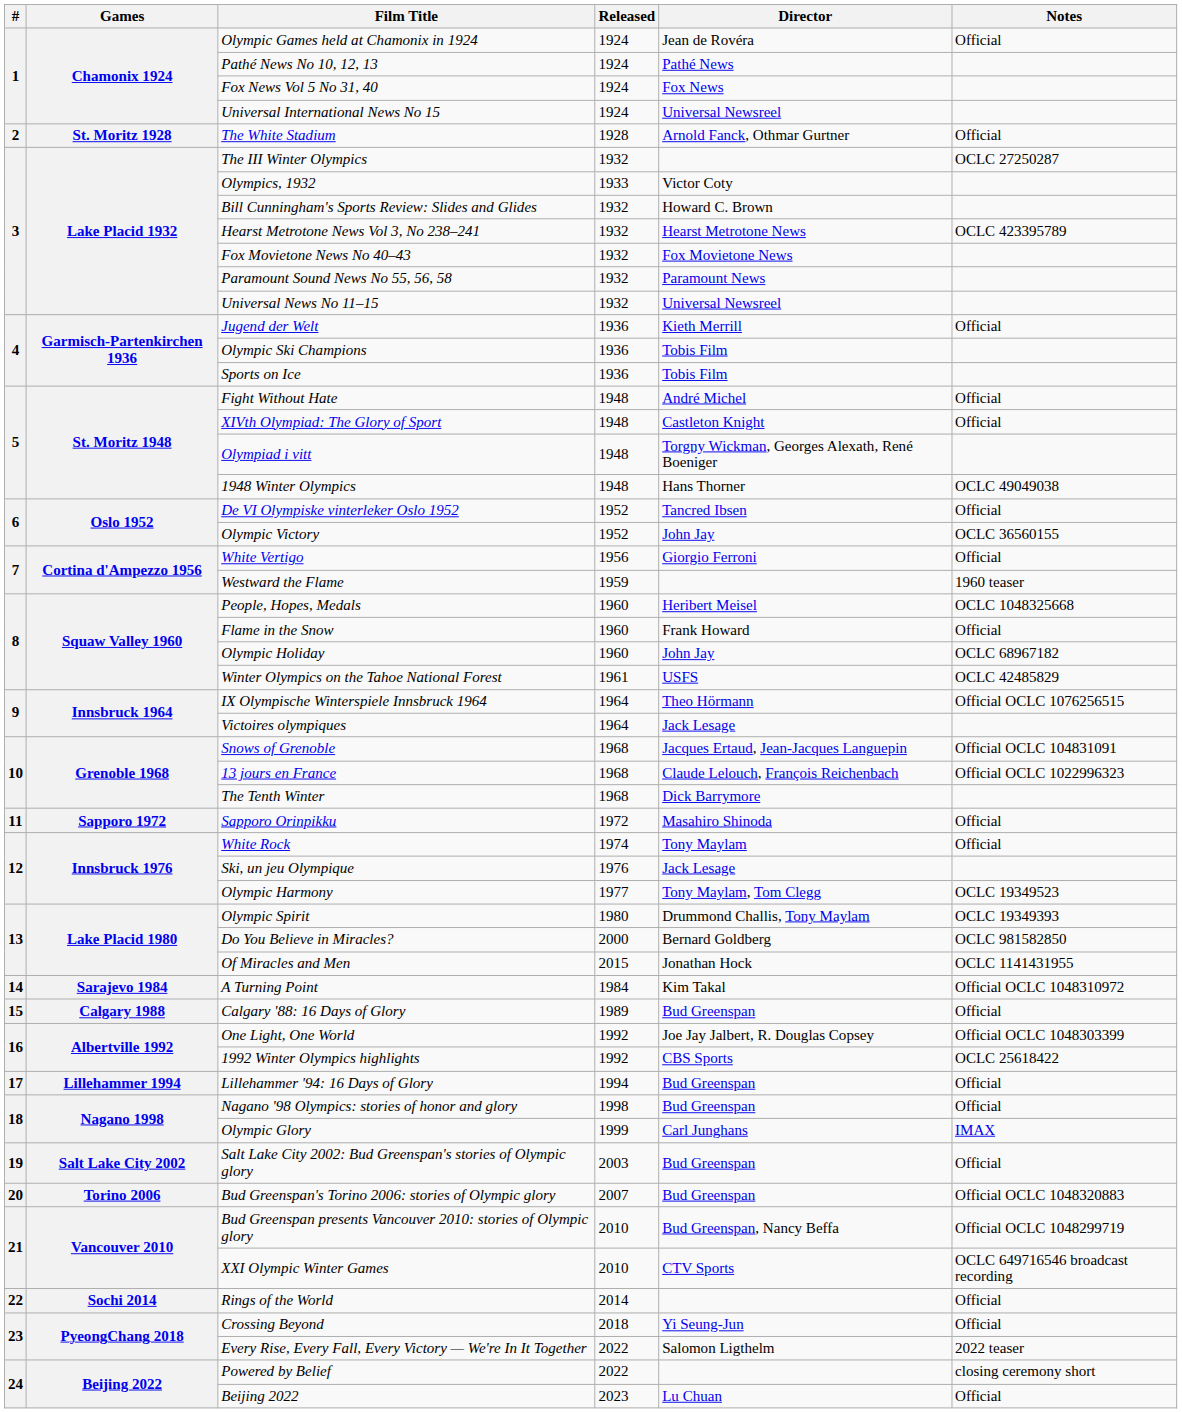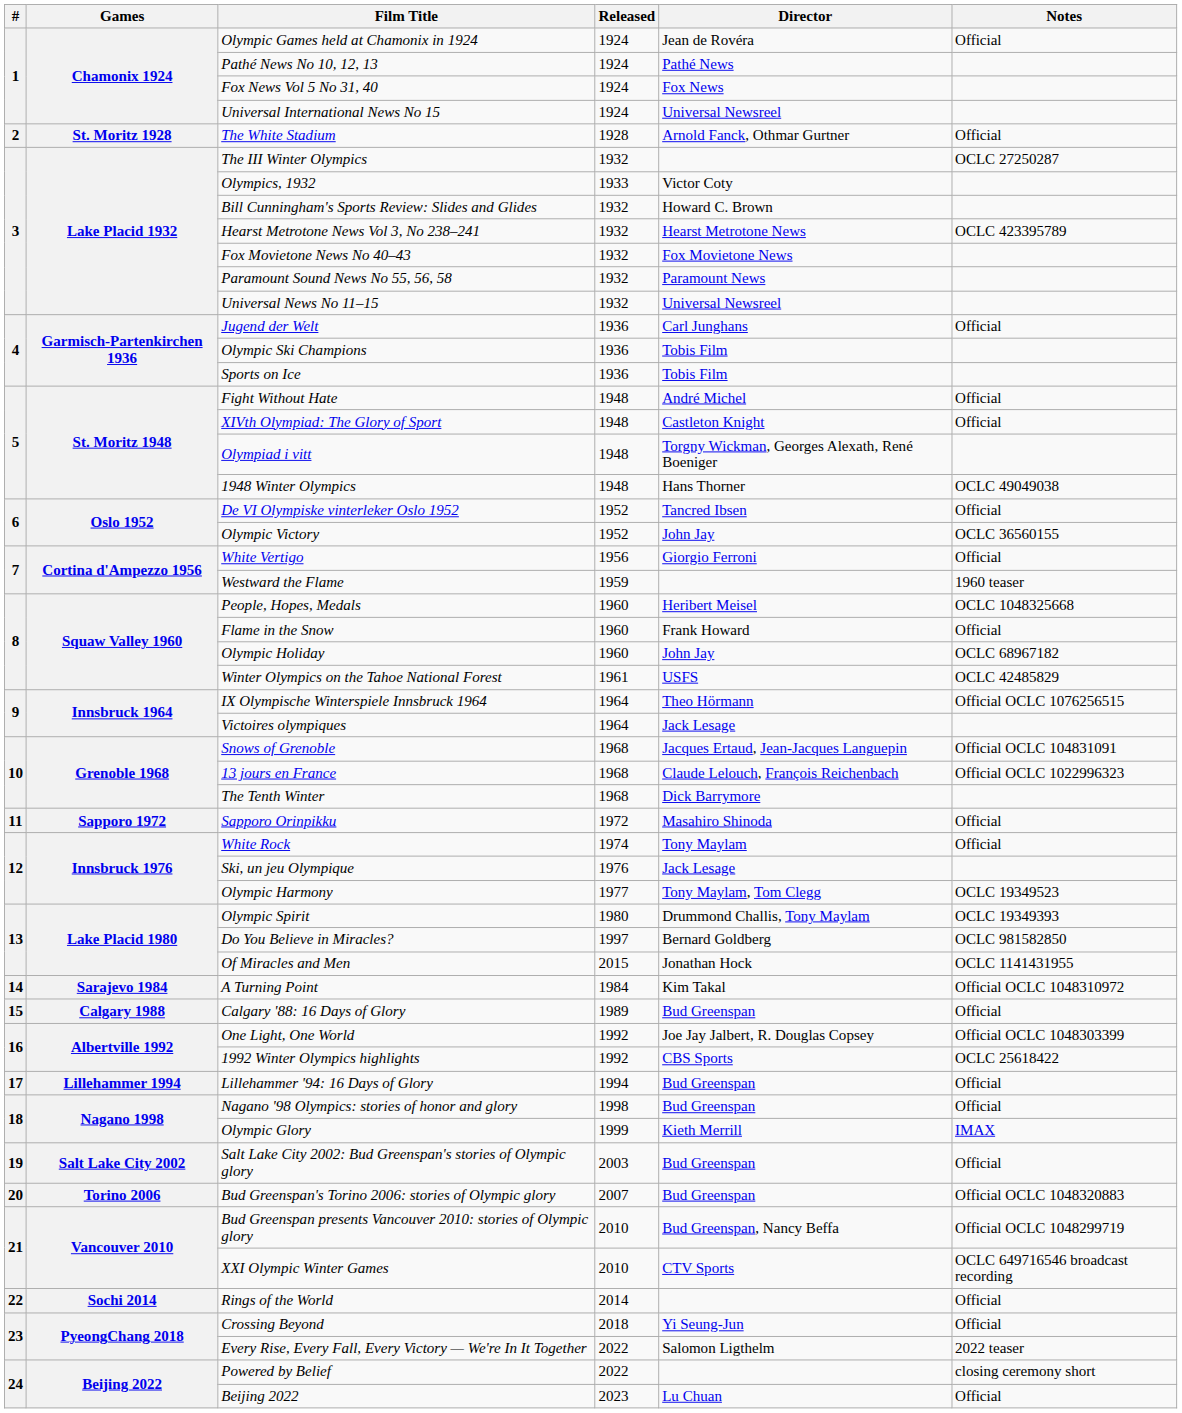(702, 326) Kieth Merrill -> (705, 326) Carl Junghans
(613, 939) 2000 -> (613, 939) 1997
(705, 1130) Carl Junghans -> (702, 1130) Kieth Merrill
